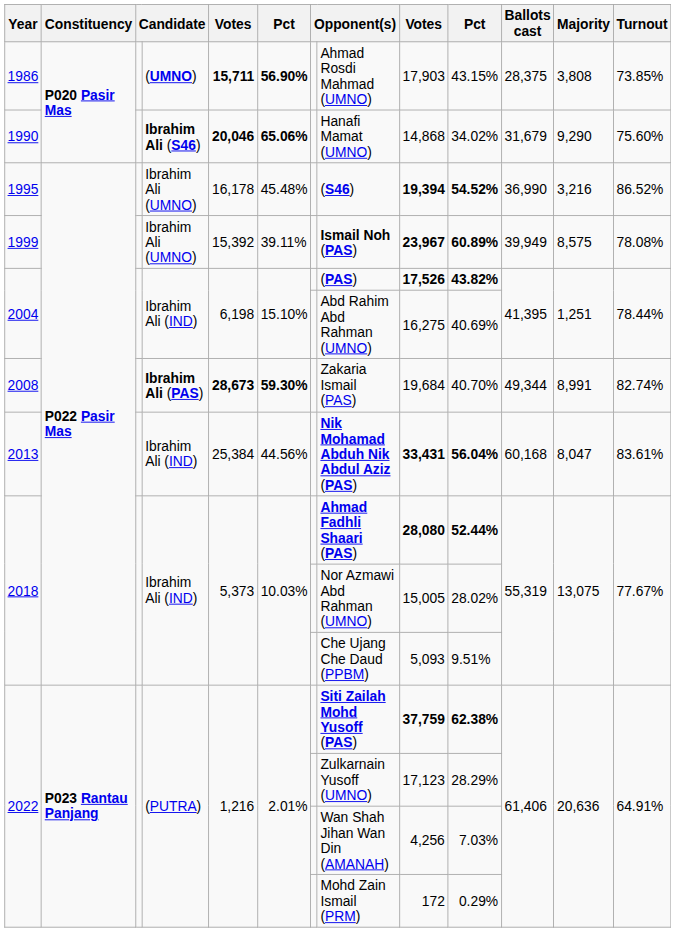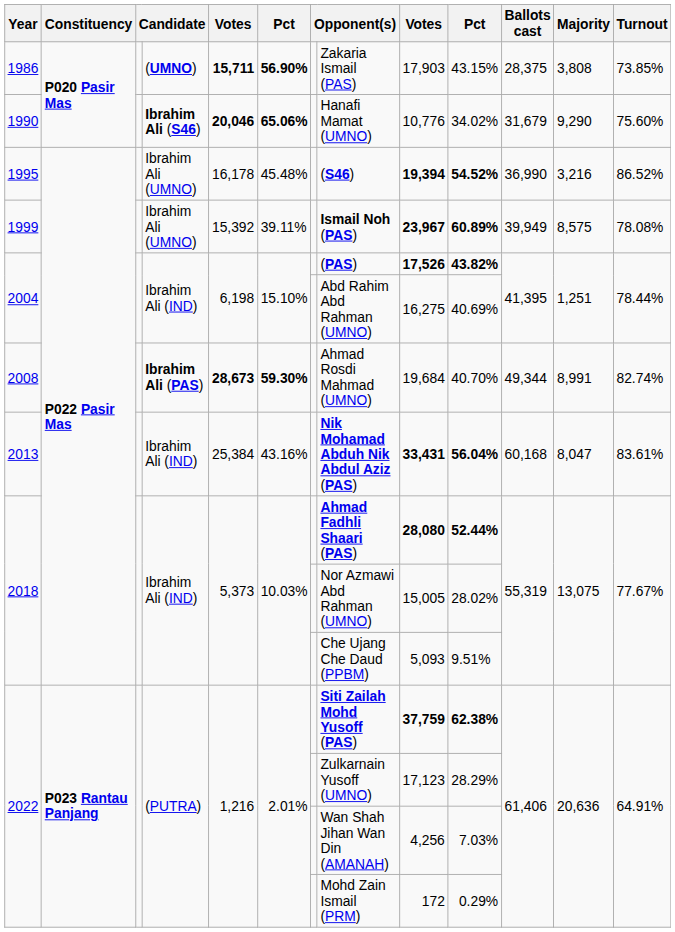(347, 76) Ahmad Rosdi Mahmad (UMNO) -> (343, 68) Zakaria Ismail (PAS)
(424, 137) 14,868 -> (424, 121) 10,776
(343, 385) Zakaria Ismail (PAS) -> (347, 378) Ahmad Rosdi Mahmad (UMNO)
(284, 454) 44.56% -> (284, 454) 43.16%
